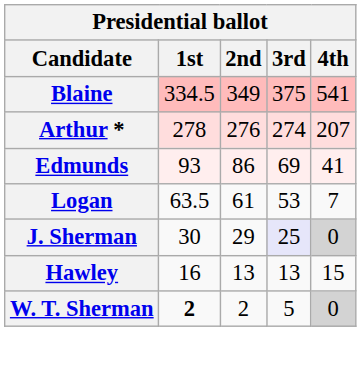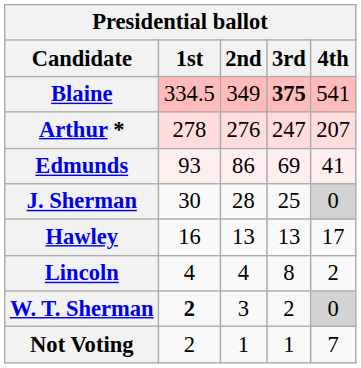(289, 93) normal -> (289, 93) bold
(289, 129) 274 -> (289, 129) 247
- row: (82, 201)
(243, 237) 29 -> (243, 201) 28
(289, 237) lavender background -> (289, 201) no background
(333, 272) 15 -> (333, 237) 17
+ row: (82, 272)
(243, 308) 2 -> (243, 308) 3
(289, 308) 5 -> (289, 308) 2
+ row: (82, 344)
